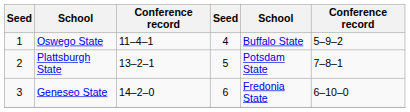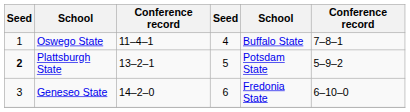(328, 41) 5–9–2 -> (328, 41) 7–8–1
(19, 64) normal -> (19, 64) bold
(328, 64) 7–8–1 -> (328, 64) 5–9–2
